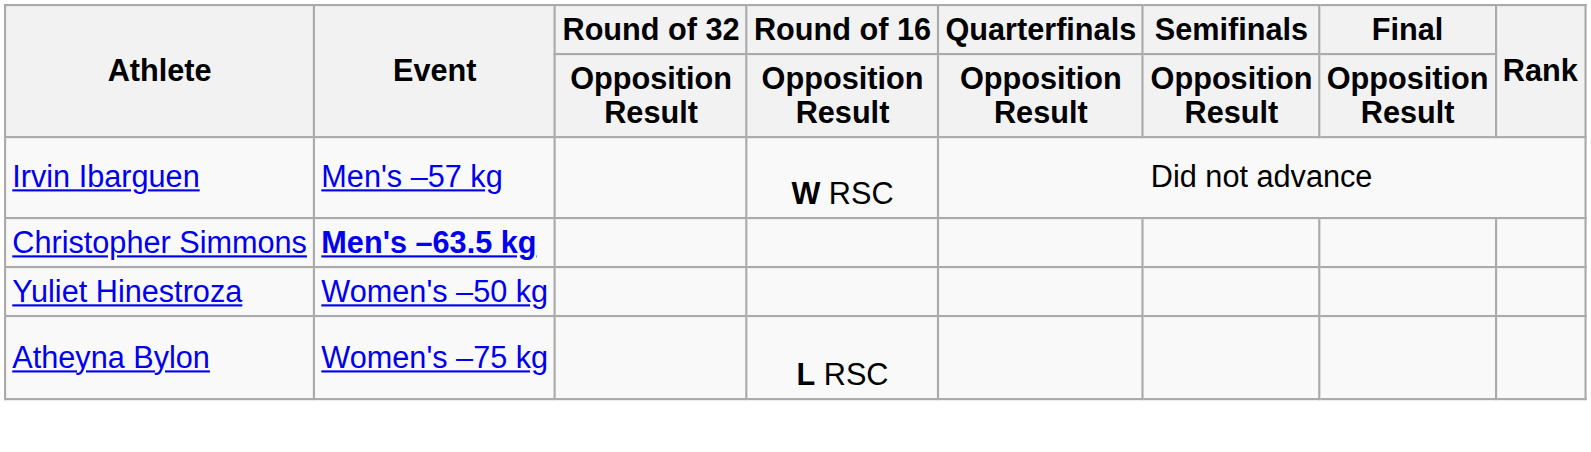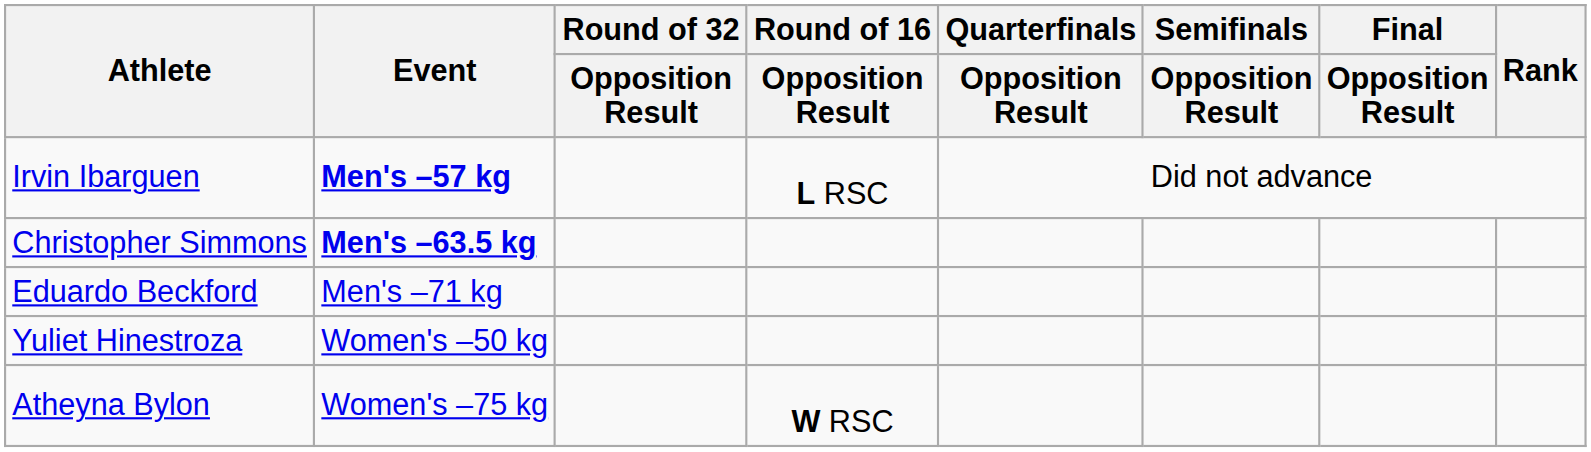(412, 178) normal -> (416, 178) bold
(843, 195) W RSC -> (842, 195) L RSC
+ row: (135, 292)
(842, 374) L RSC -> (843, 423) W RSC
